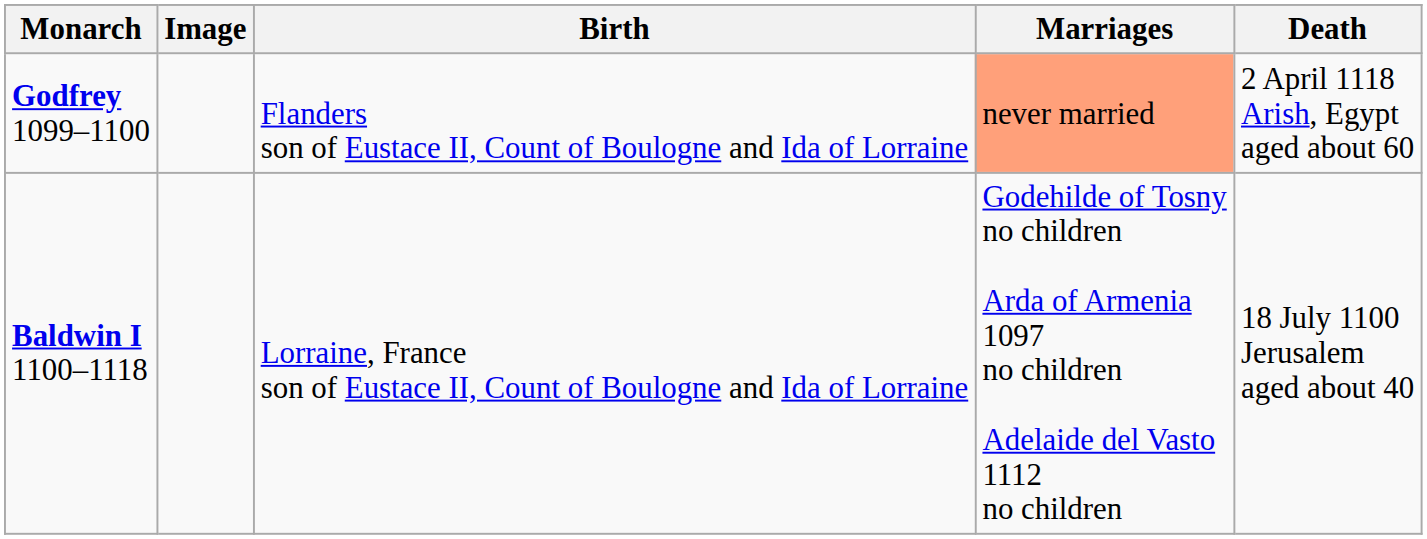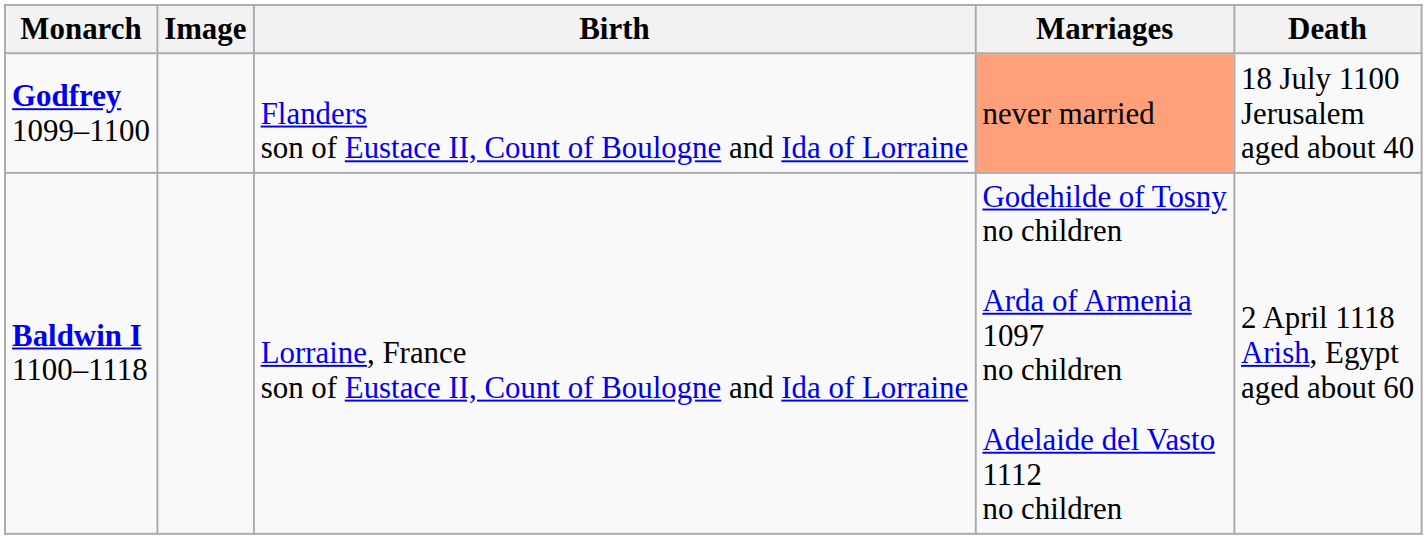(1328, 112) 2 April 1118 Arish, Egypt aged about 60 -> (1328, 112) 18 July 1100 Jerusalem aged about 40
(1328, 352) 18 July 1100 Jerusalem aged about 40 -> (1328, 352) 2 April 1118 Arish, Egypt aged about 60
